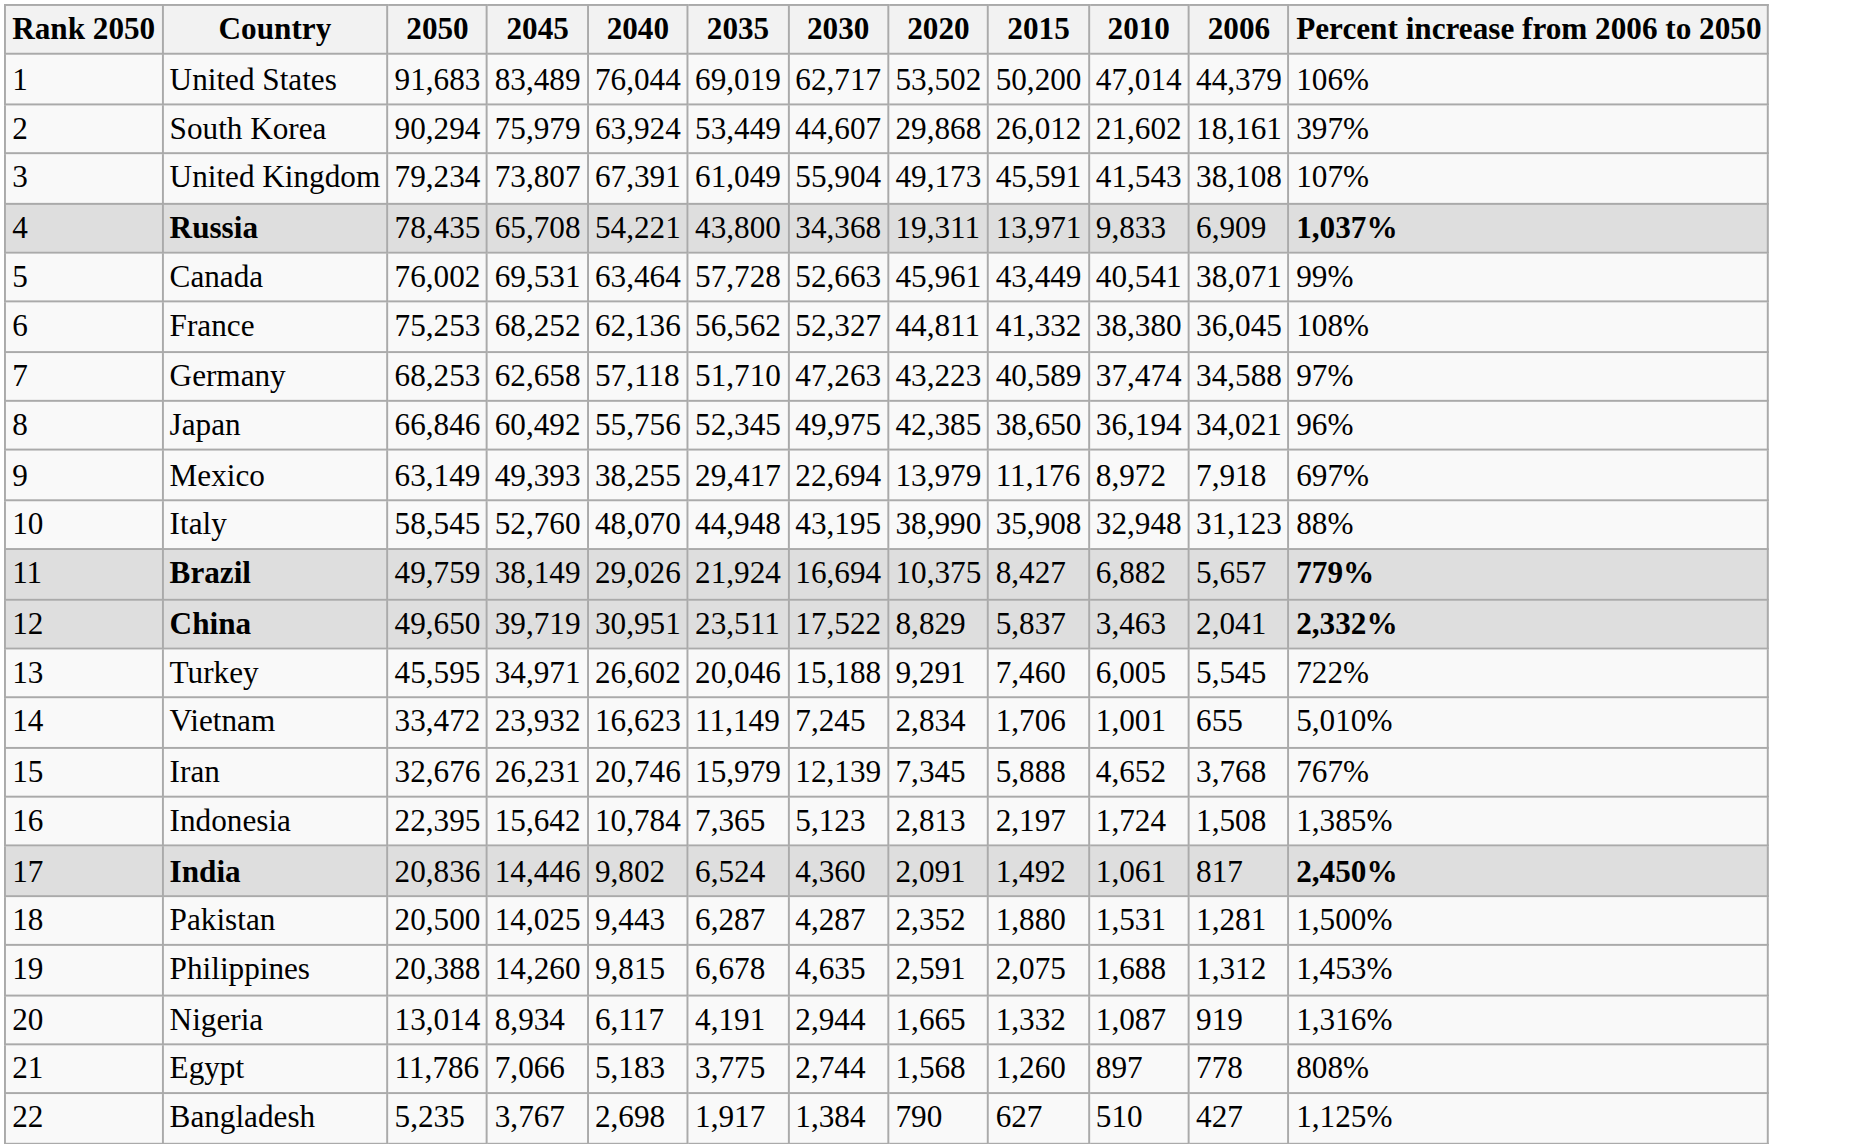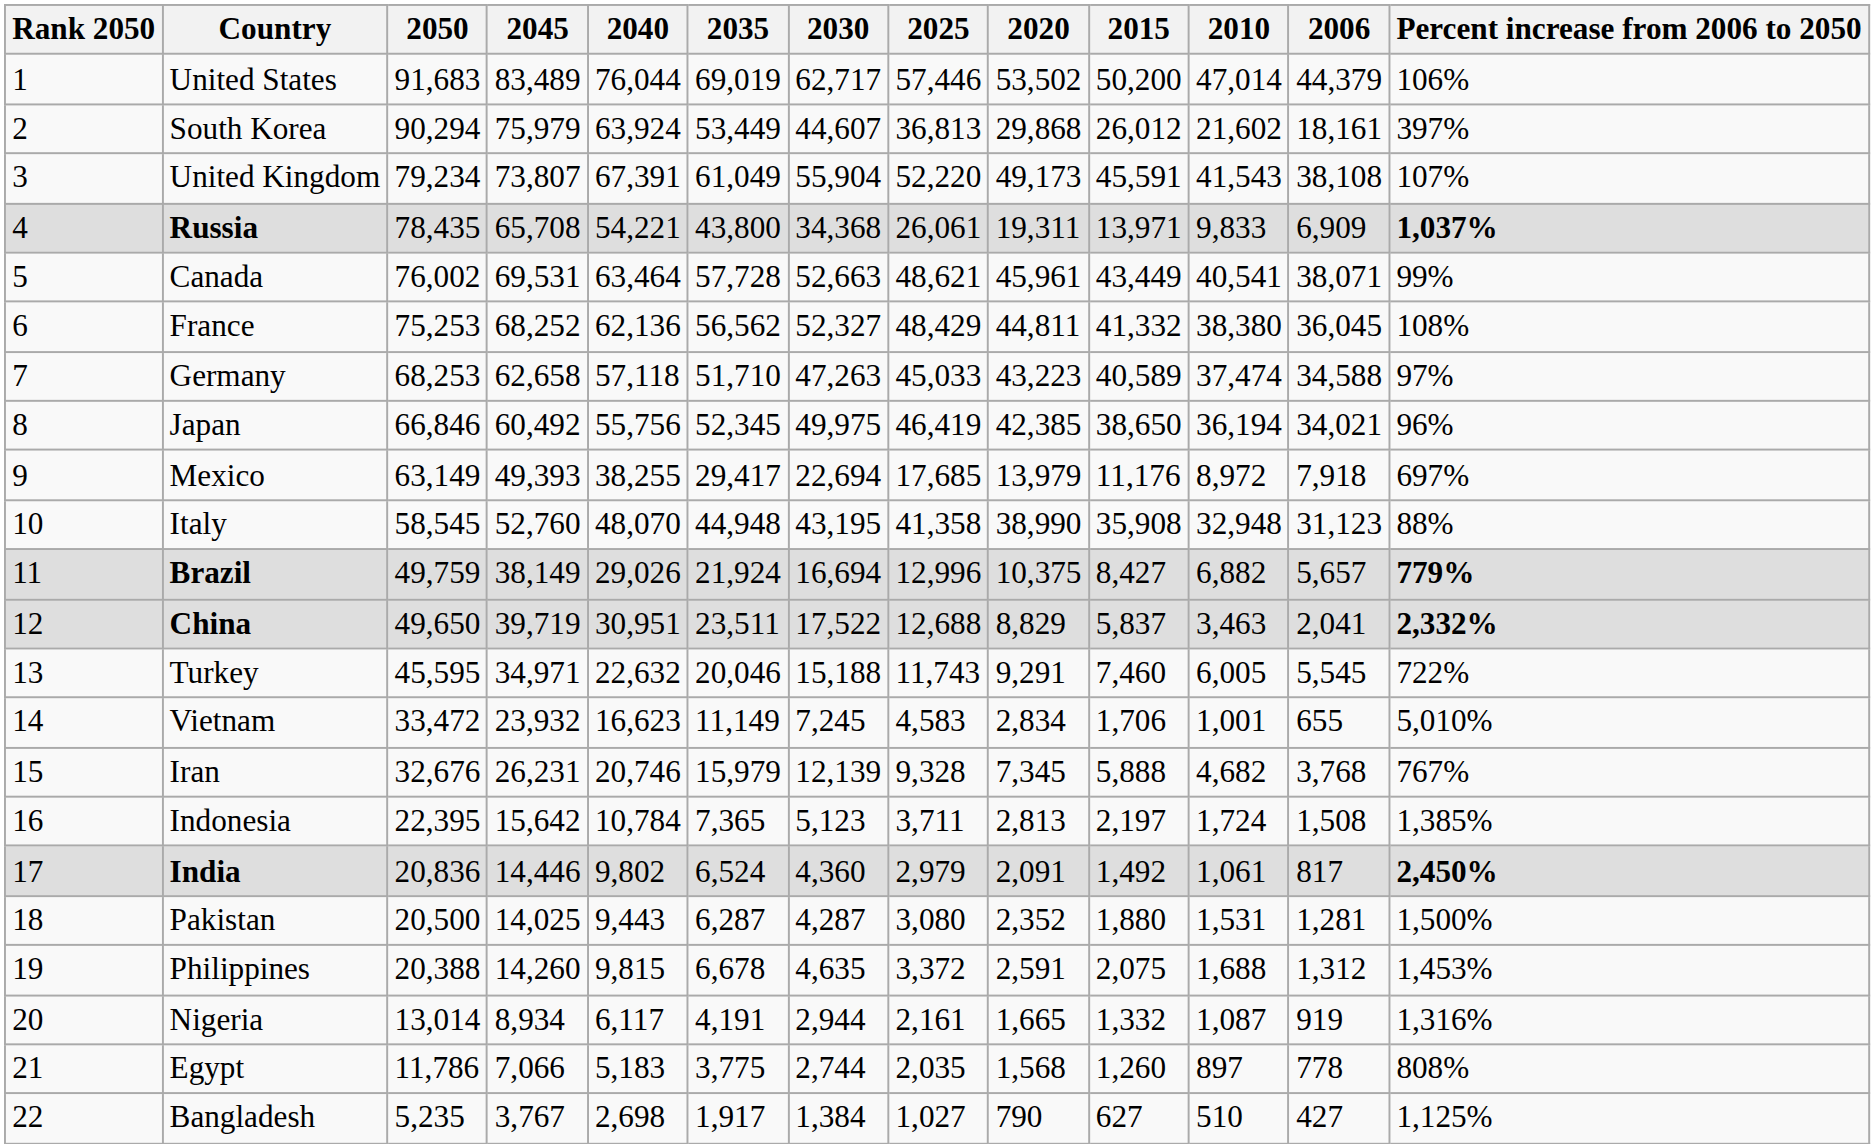+ column: (938, 29)
(638, 672) 26,602 -> (638, 672) 22,632
(1131, 771) 4,652 -> (1231, 771) 4,682
